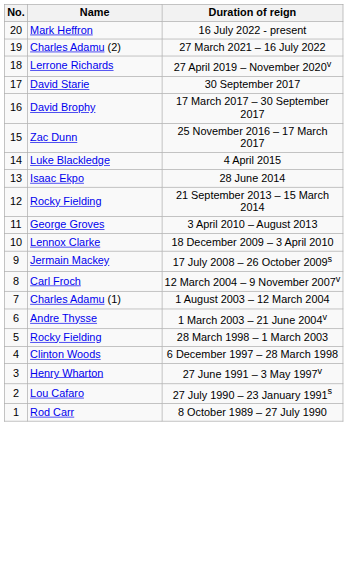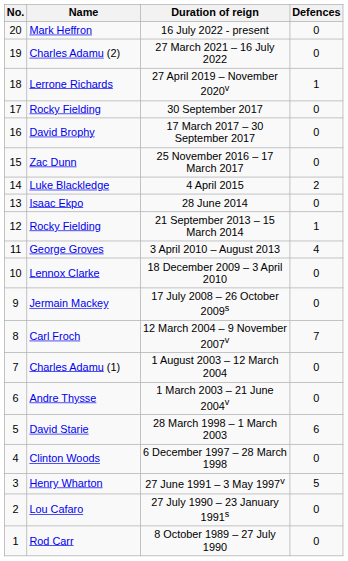+ column: (316, 13)
(60, 85) David Starie -> (65, 109) Rocky Fielding
(66, 337) Rocky Fielding -> (59, 429) David Starie
